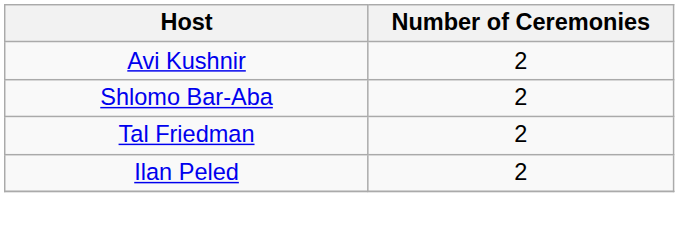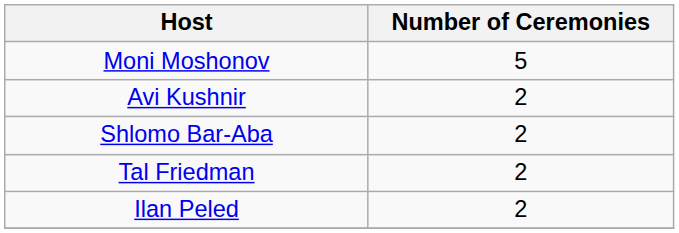+ row: (187, 60)
